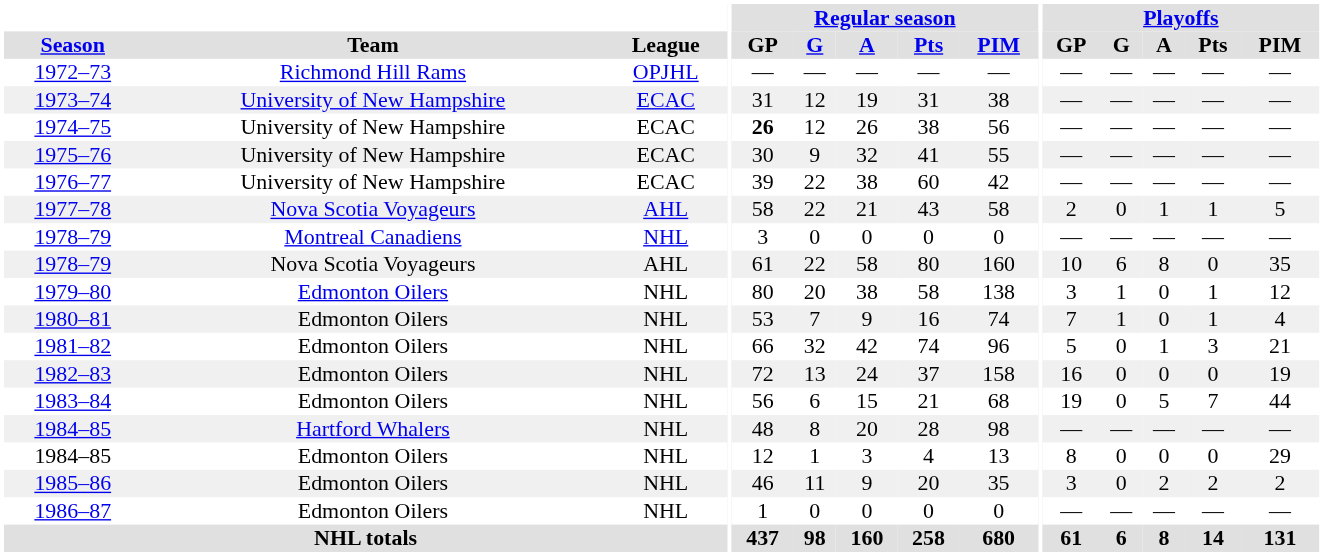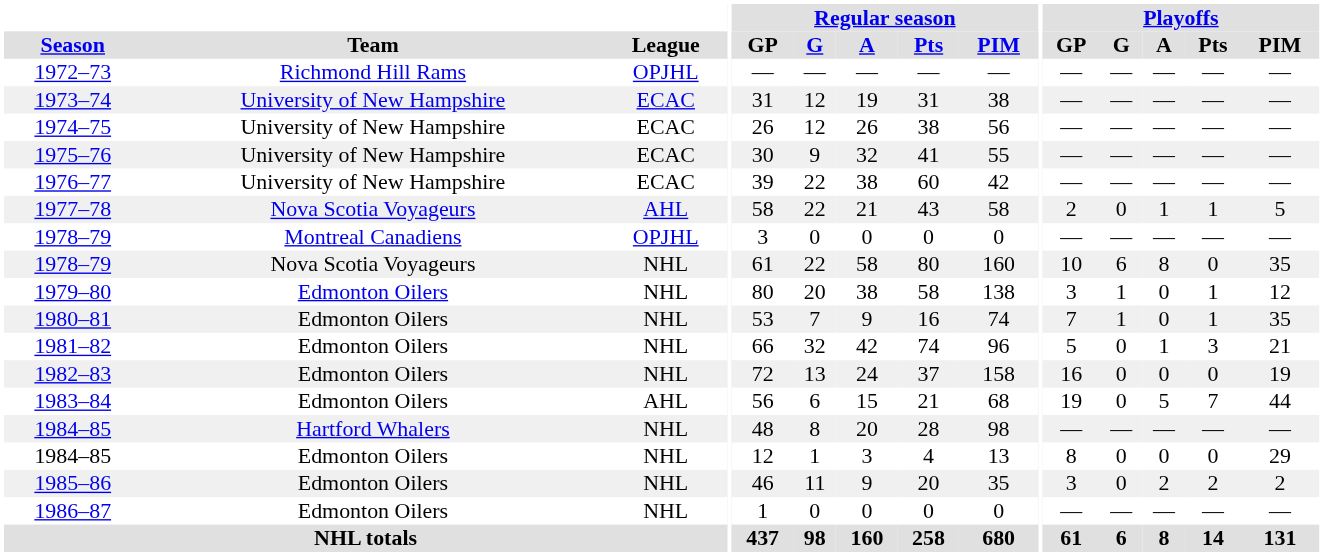(763, 127) bold -> (763, 127) normal
(666, 236) NHL -> (666, 236) OPJHL
(666, 264) AHL -> (666, 264) NHL
(1280, 318) 4 -> (1280, 318) 35
(666, 401) NHL -> (666, 401) AHL
